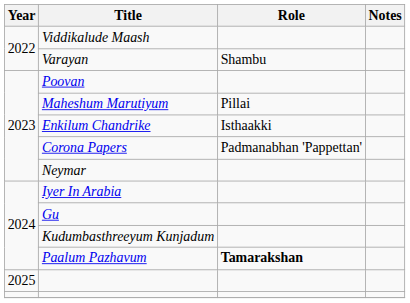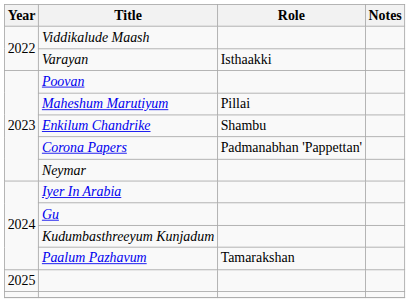(243, 59) Shambu -> (246, 59) Isthaakki
(246, 125) Isthaakki -> (243, 125) Shambu
(262, 258) bold -> (258, 258) normal
